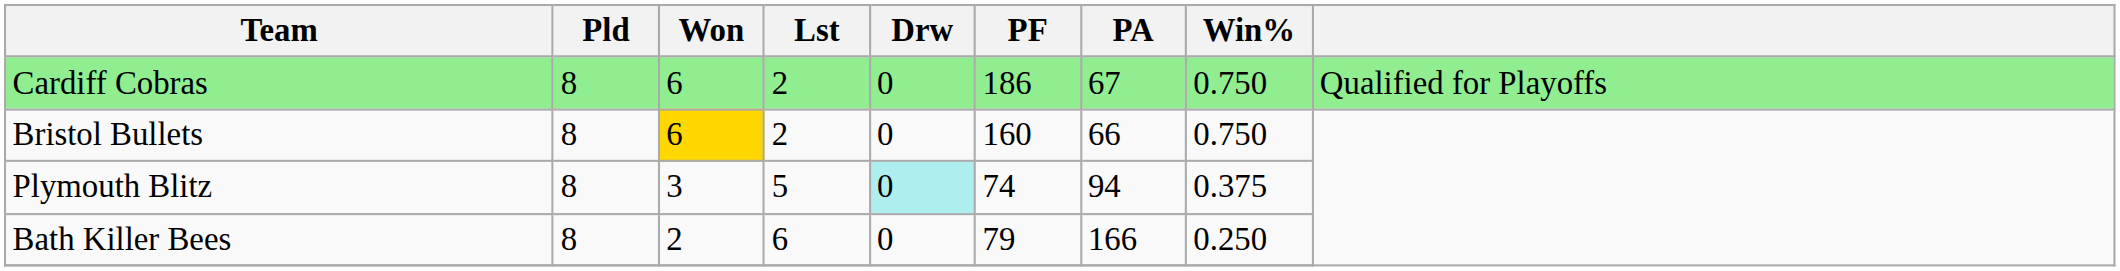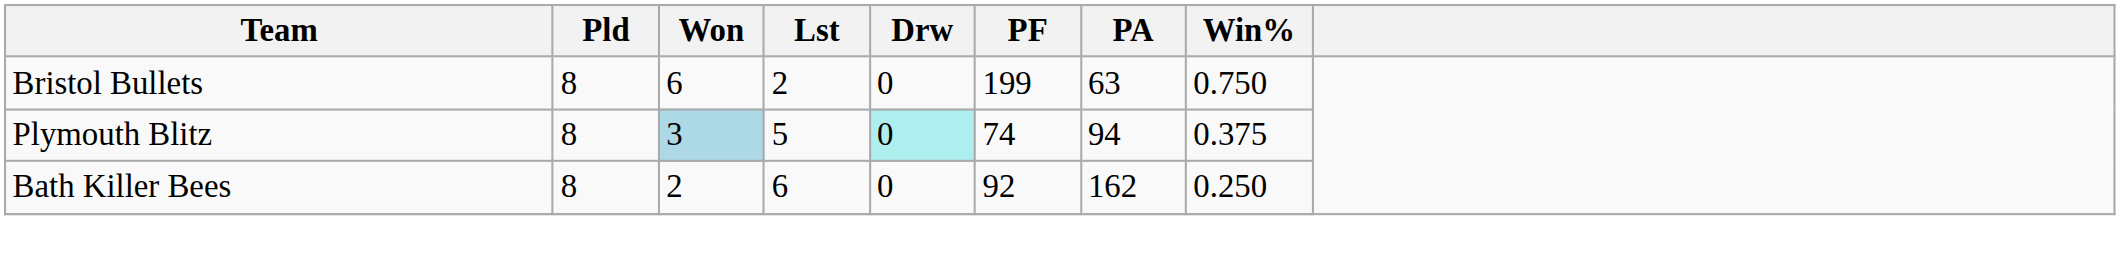- row: (110, 82)
(674, 134) gold background -> (674, 82) no background
(1007, 134) 160 -> (1007, 82) 199
(1104, 134) 66 -> (1104, 82) 63
(674, 186) no background -> (674, 134) lightblue background
(999, 238) 79 -> (999, 186) 92
(1113, 238) 166 -> (1113, 186) 162
